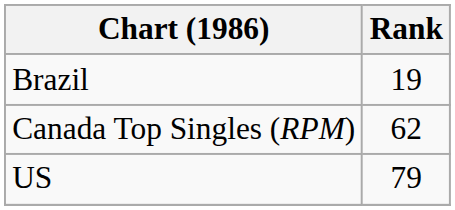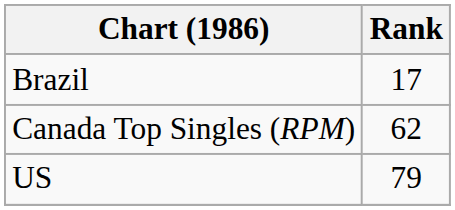(406, 79) 19 -> (406, 79) 17
